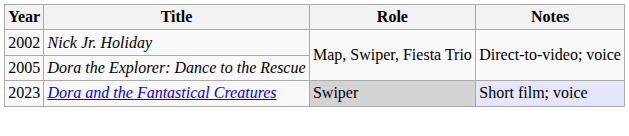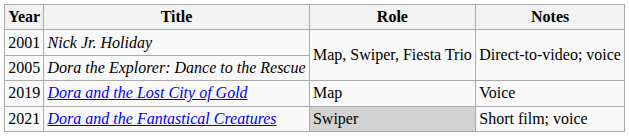(24, 42) 2002 -> (24, 42) 2001
+ row: (148, 93)
(24, 93) 2023 -> (24, 118) 2021
(533, 93) lavender background -> (533, 118) no background
